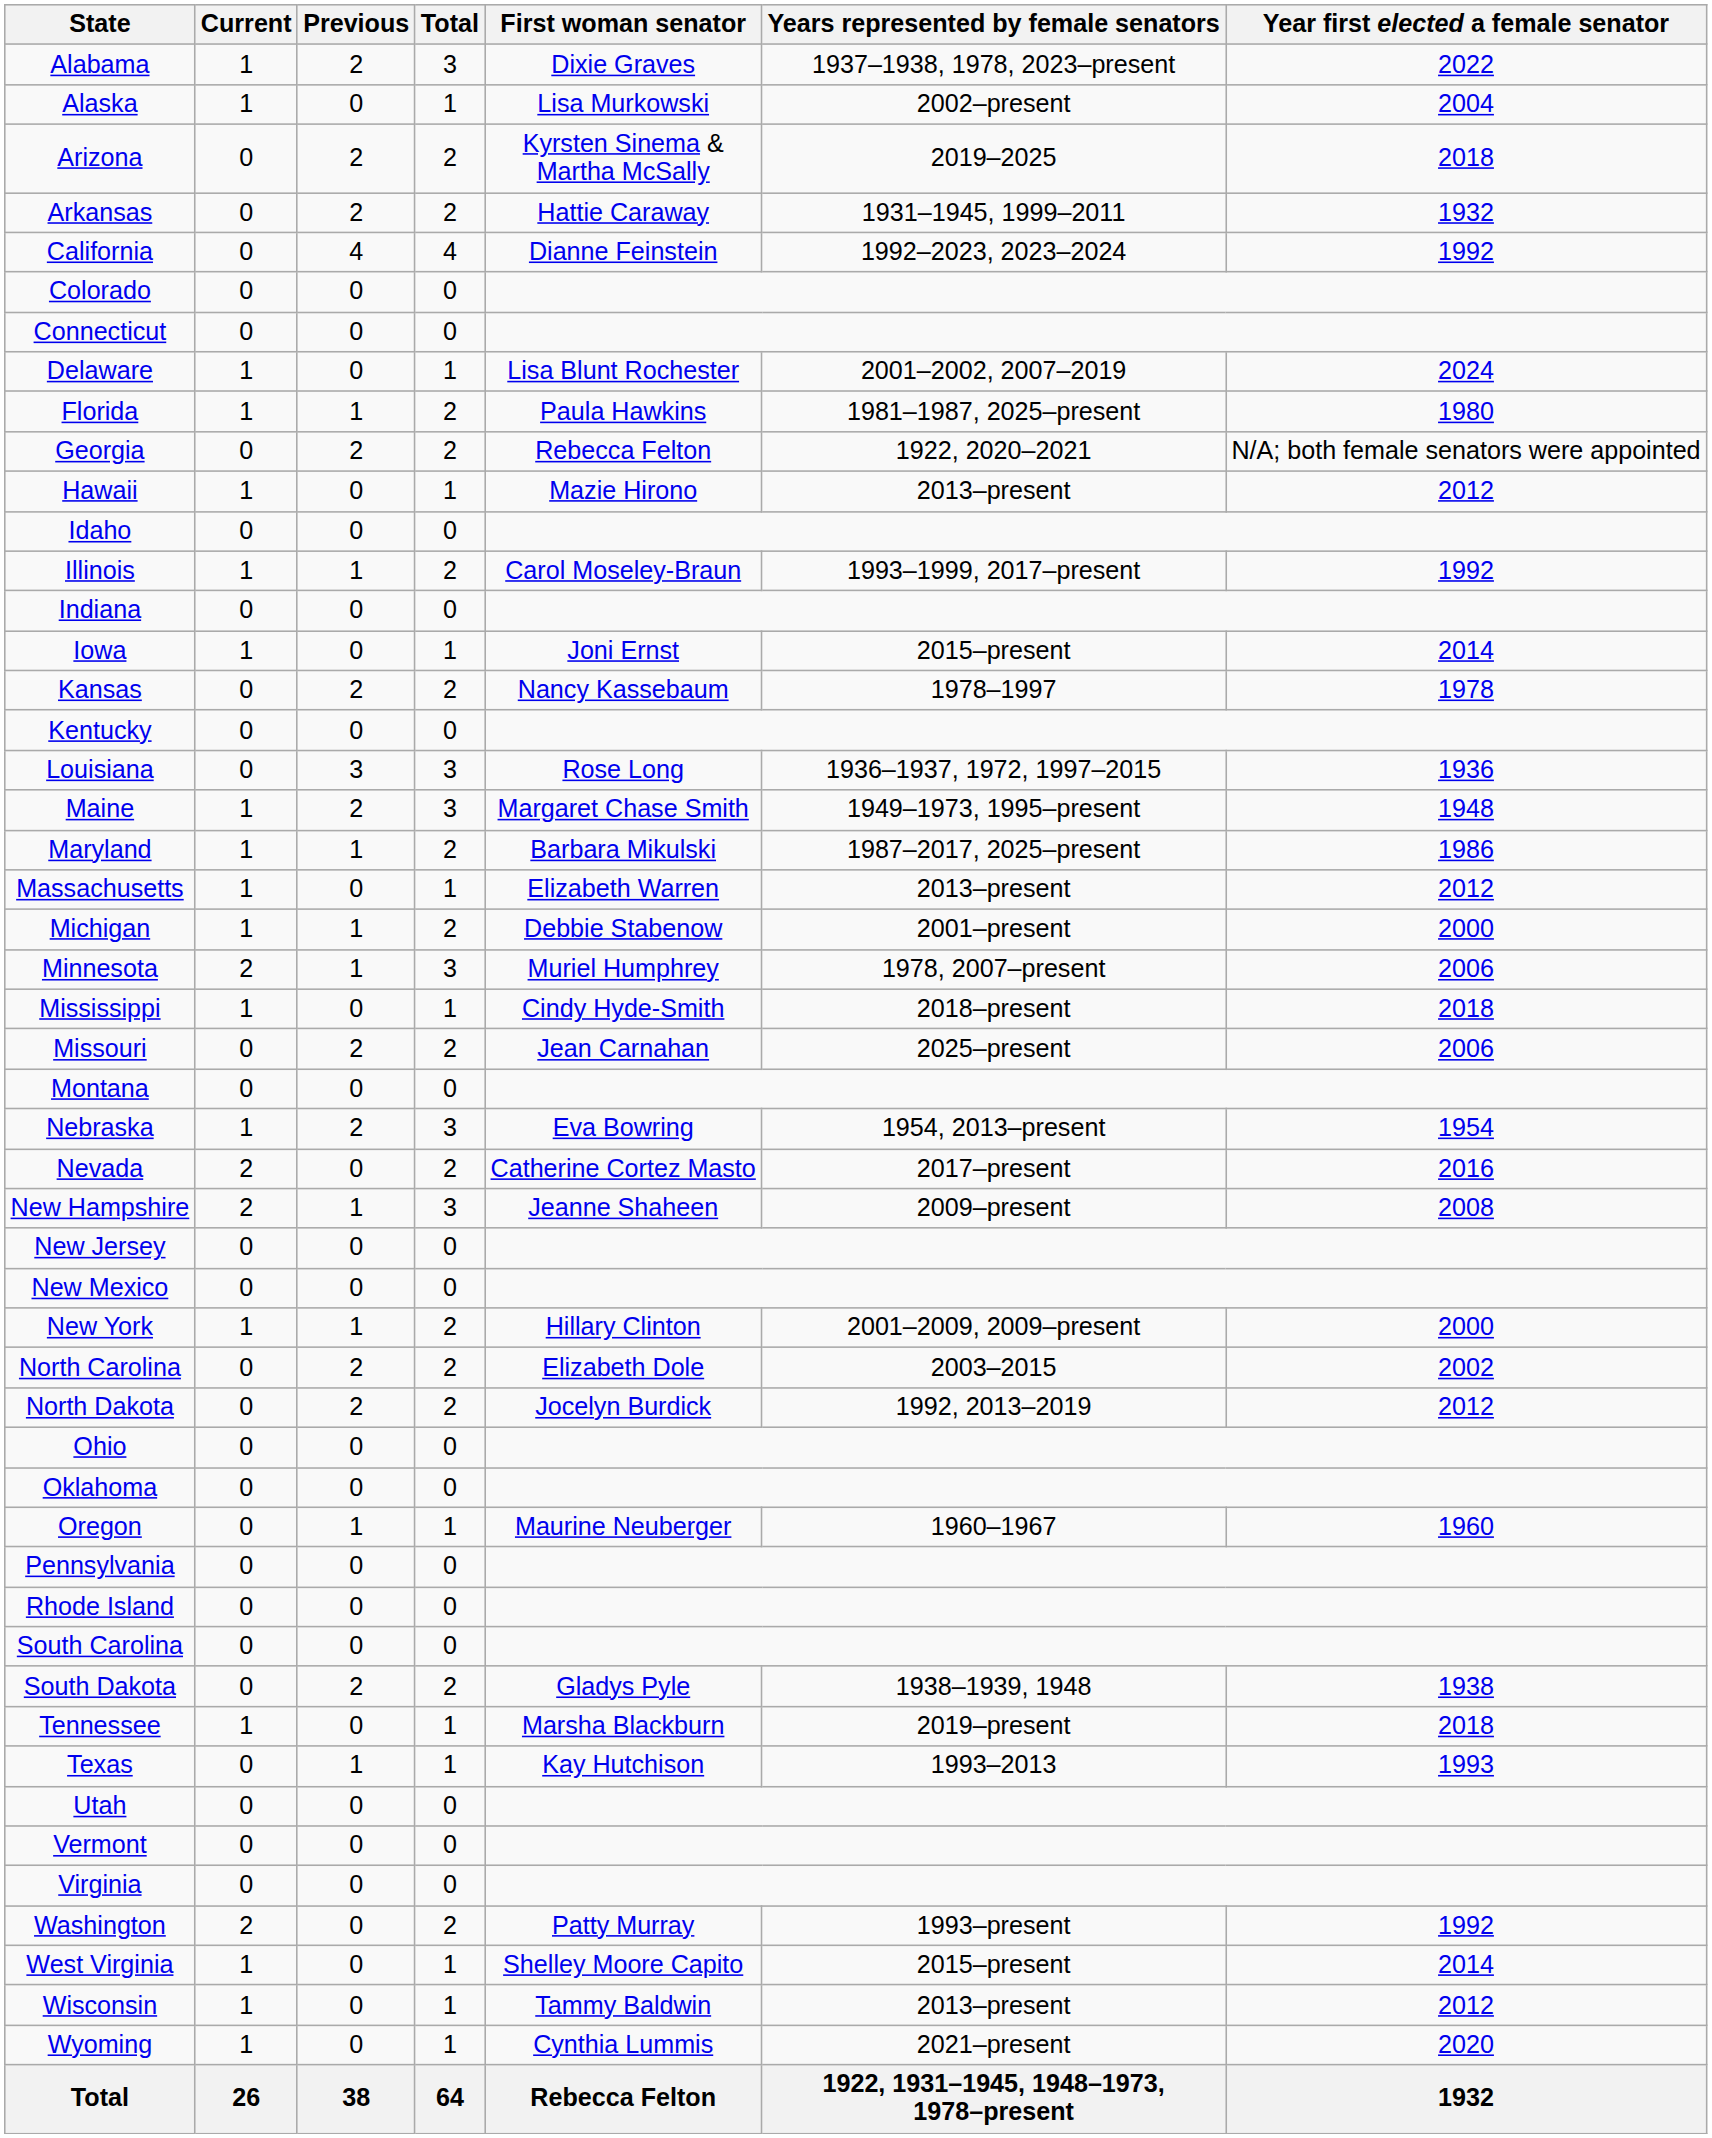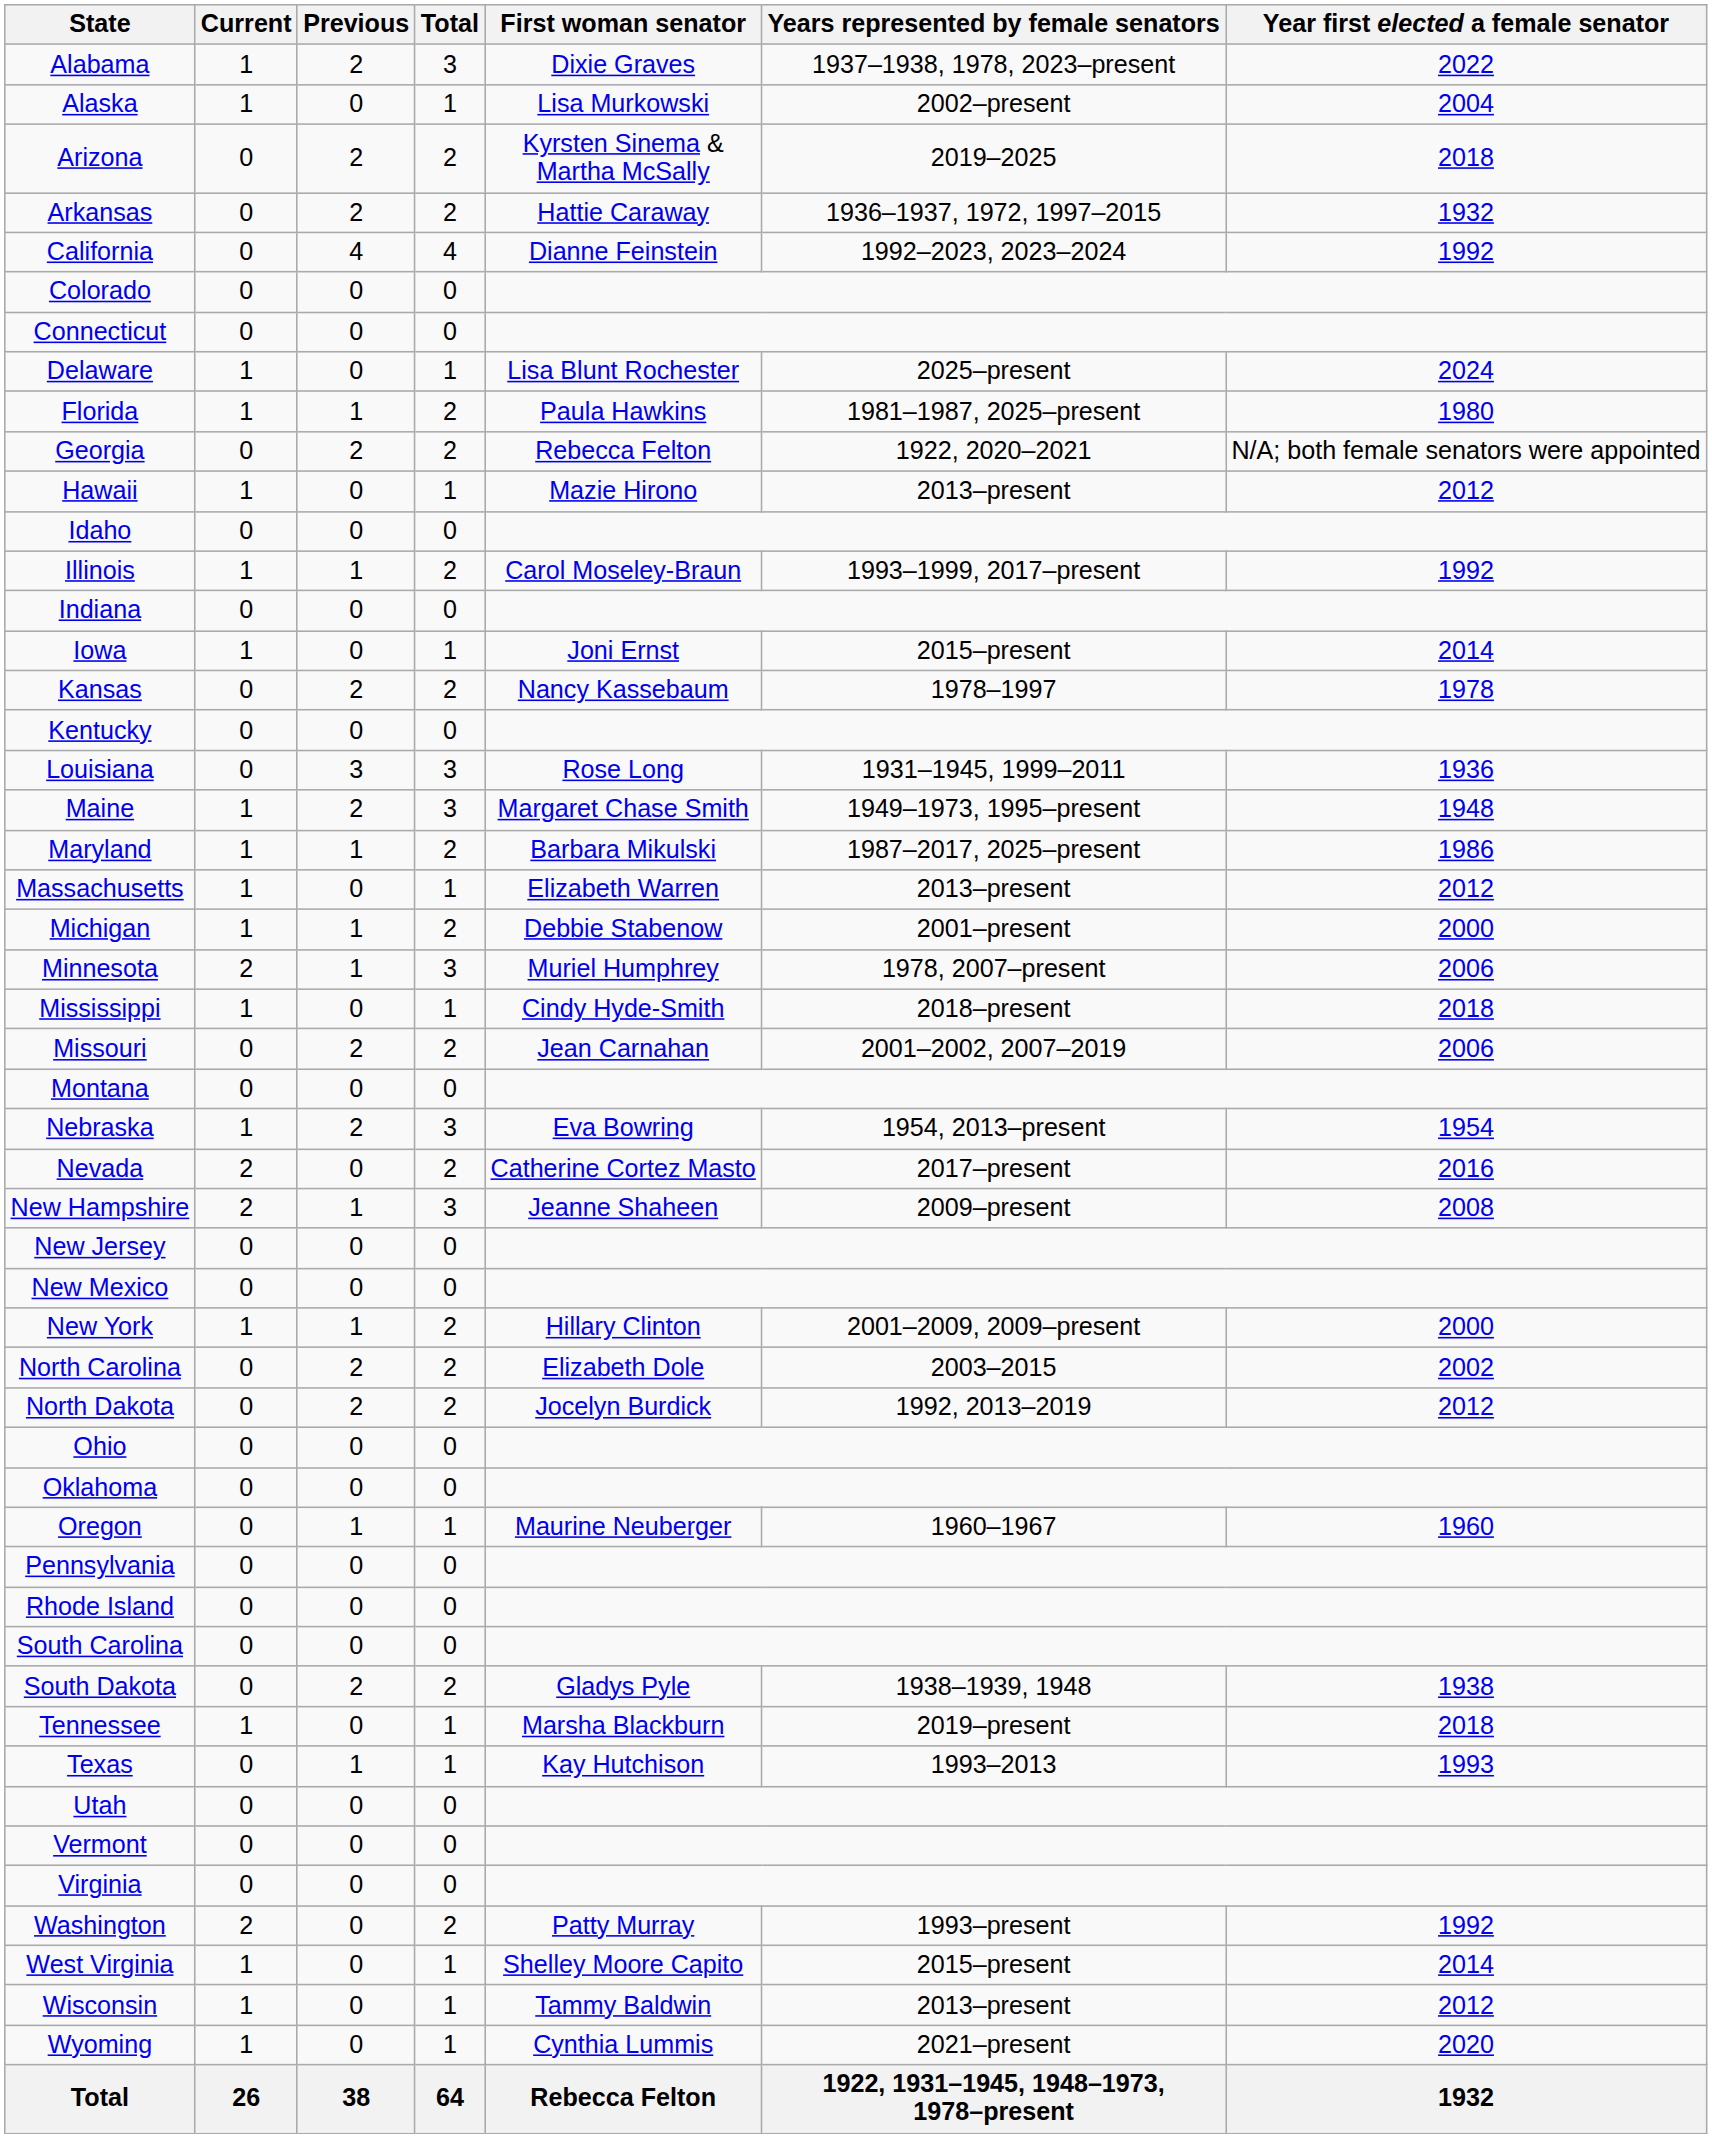(994, 212) 1931–1945, 1999–2011 -> (994, 212) 1936–1937, 1972, 1997–2015
(994, 371) 2001–2002, 2007–2019 -> (994, 371) 2025–present
(994, 769) 1936–1937, 1972, 1997–2015 -> (994, 769) 1931–1945, 1999–2011
(994, 1048) 2025–present -> (994, 1048) 2001–2002, 2007–2019
